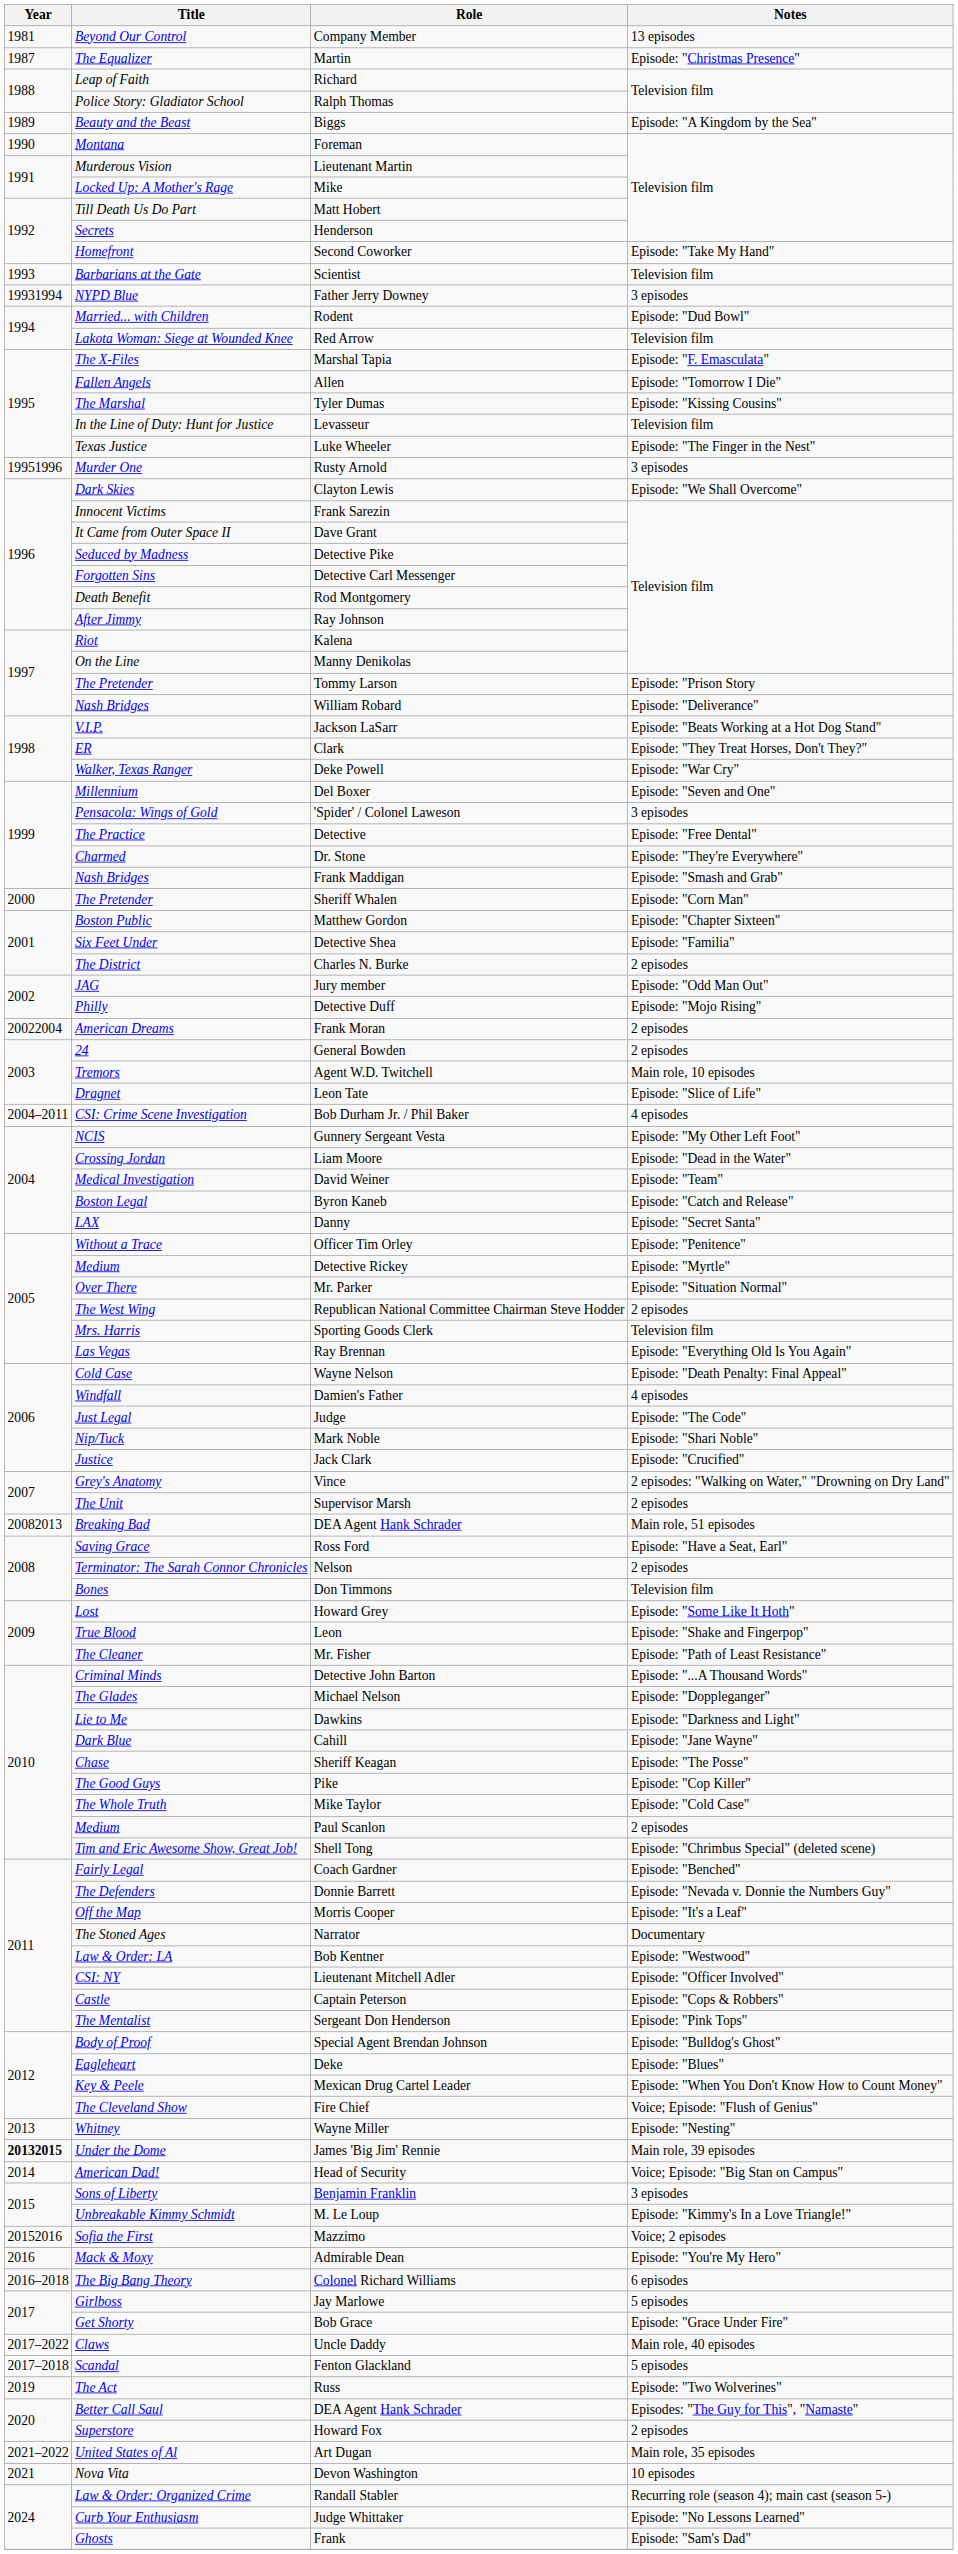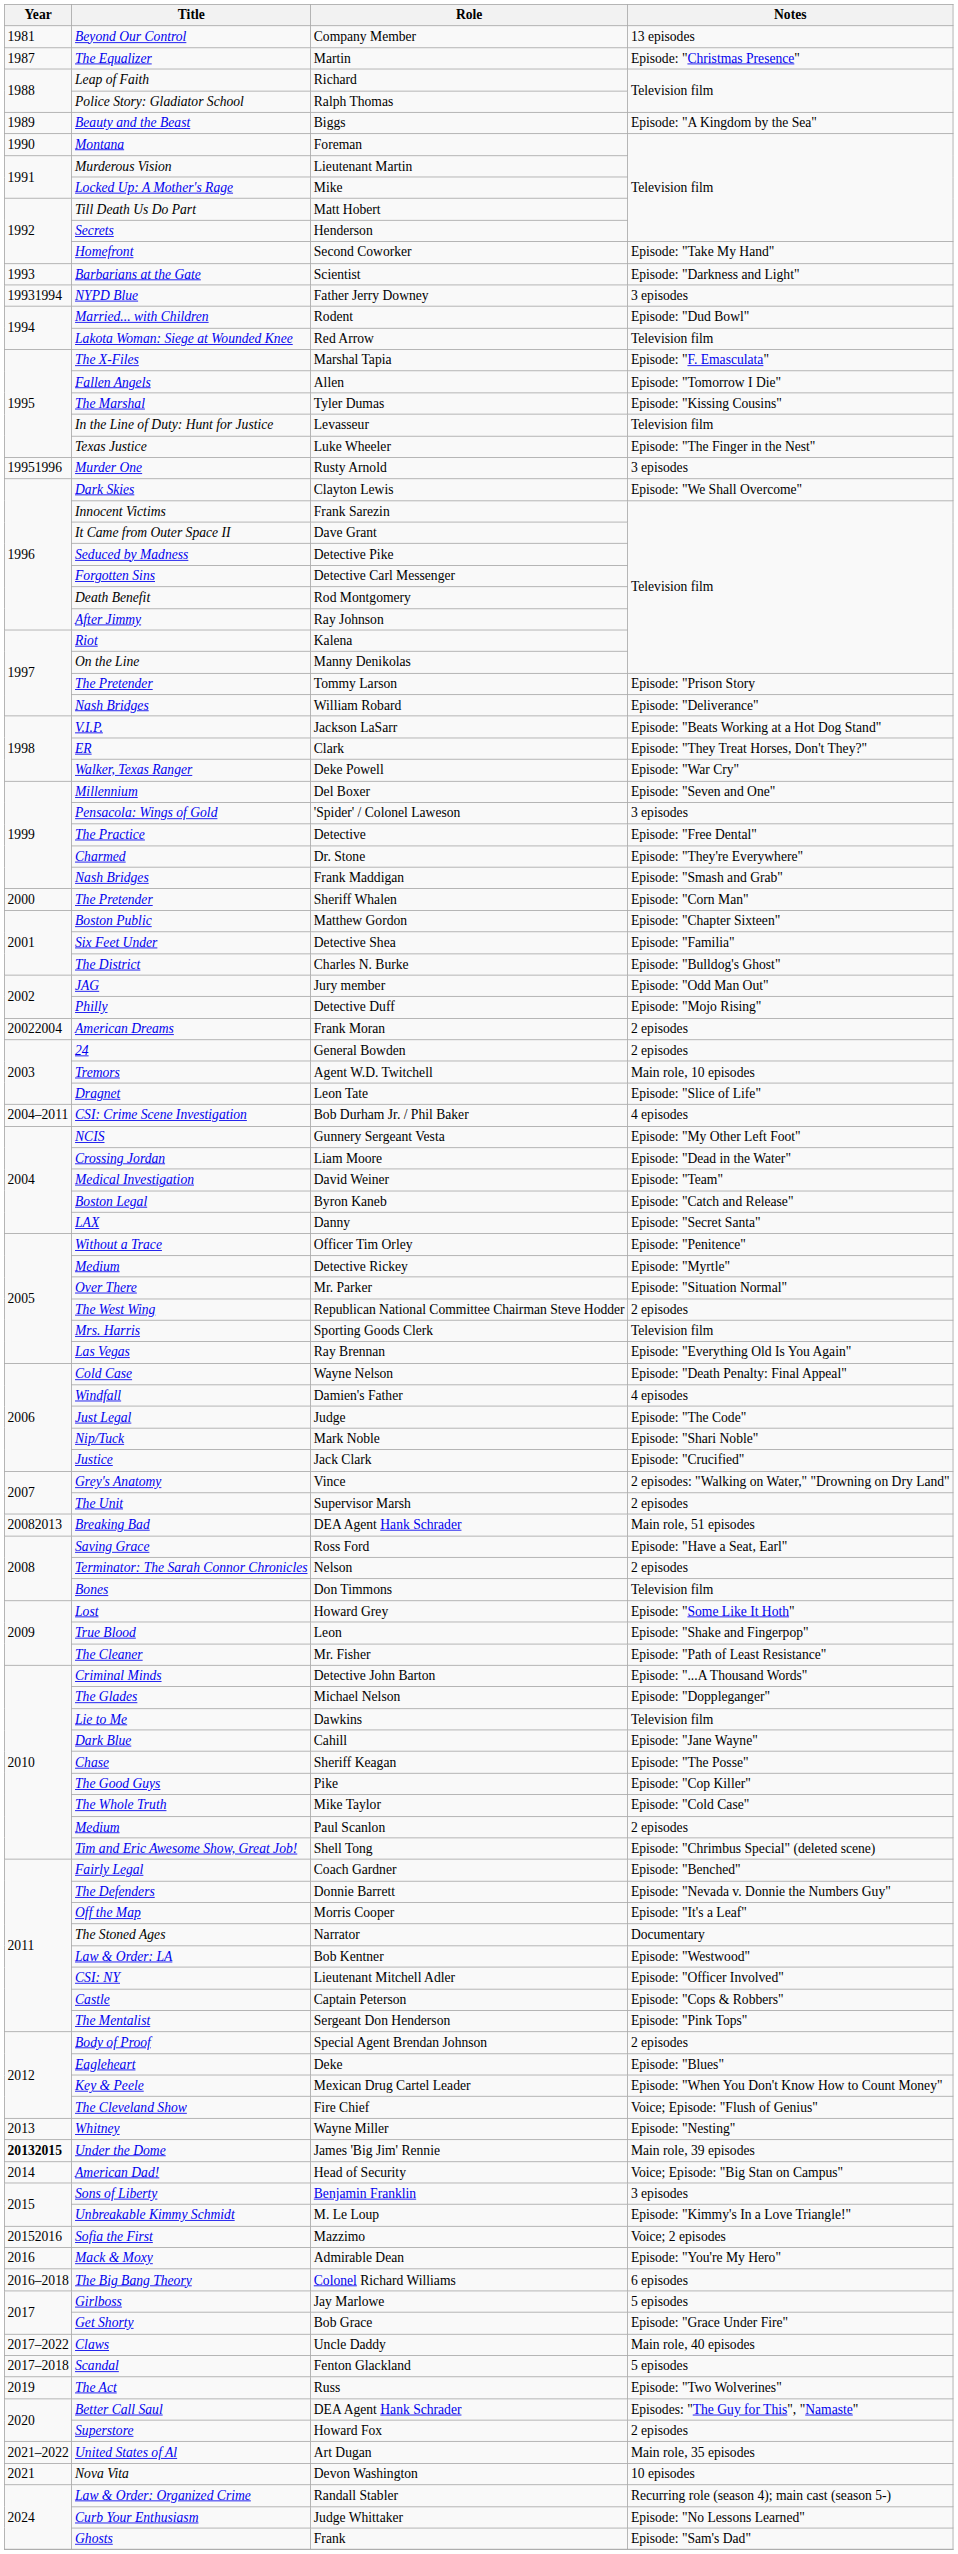(672, 274) Television film -> (715, 274) Episode: "Darkness and Light"
(659, 964) 2 episodes -> (706, 964) Episode: "Bulldog's Ghost"
(715, 1719) Episode: "Darkness and Light" -> (672, 1719) Television film
(706, 2042) Episode: "Bulldog's Ghost" -> (659, 2042) 2 episodes
